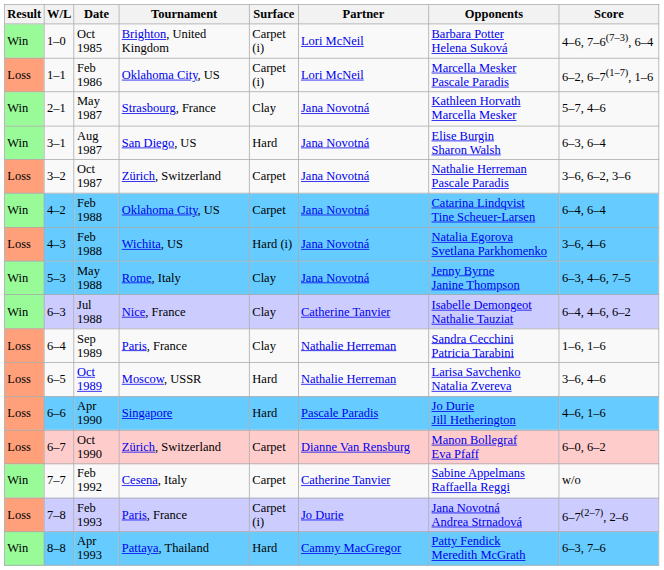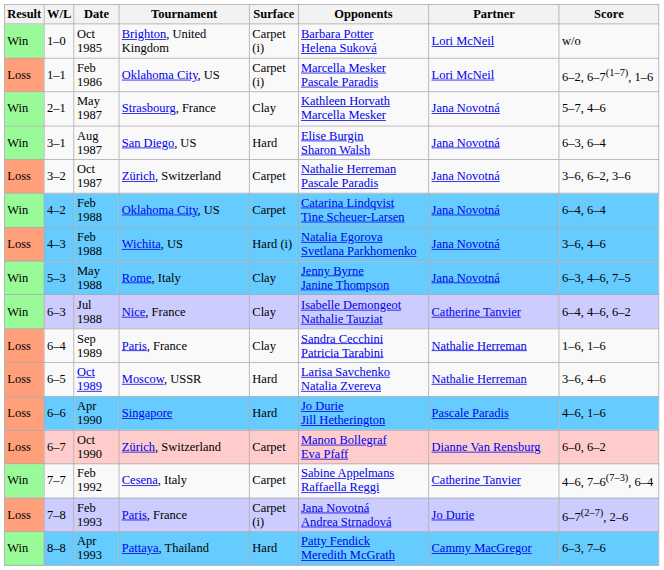columns swapped: (363, 14) <-> (494, 14)
(608, 41) 4–6, 7–6(7–3), 6–4 -> (571, 41) w/o
(571, 481) w/o -> (608, 481) 4–6, 7–6(7–3), 6–4
